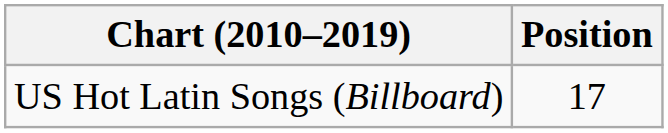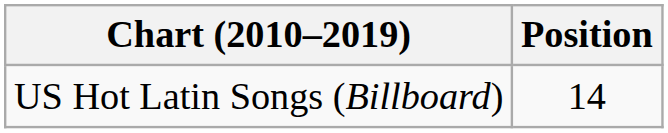(587, 95) 17 -> (587, 95) 14
